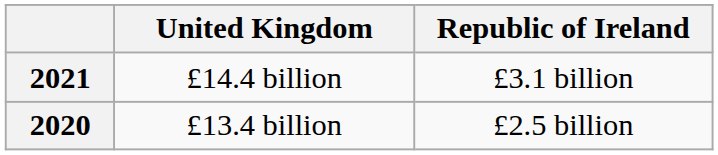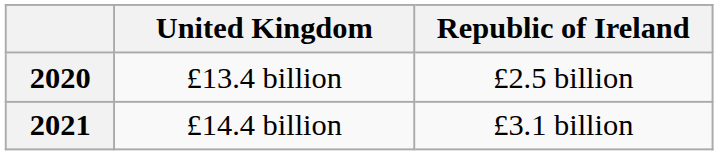rows swapped: (60, 125) <-> (60, 76)
